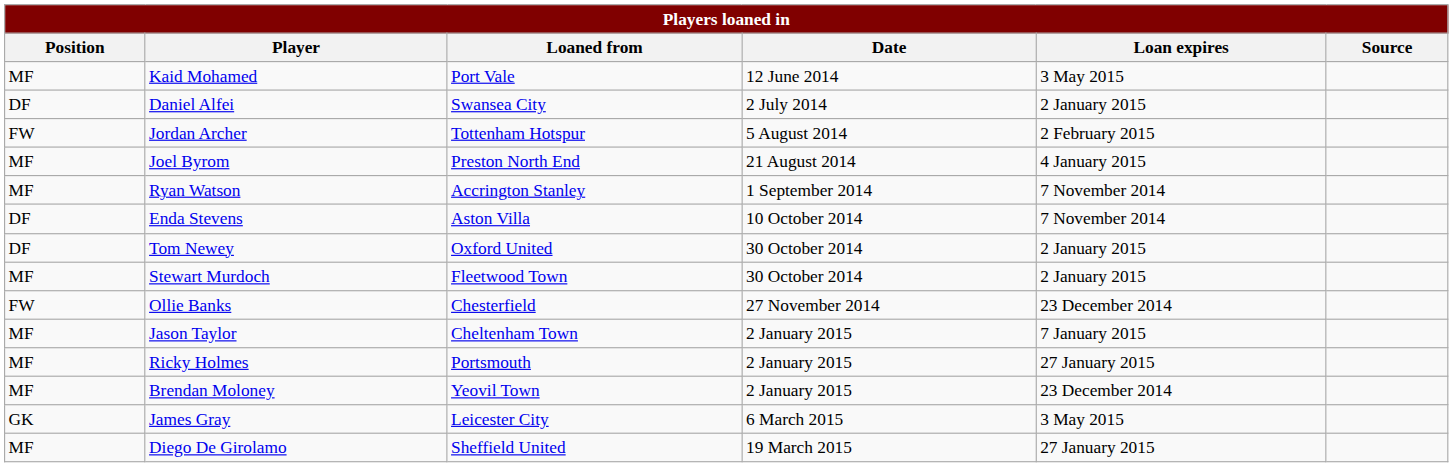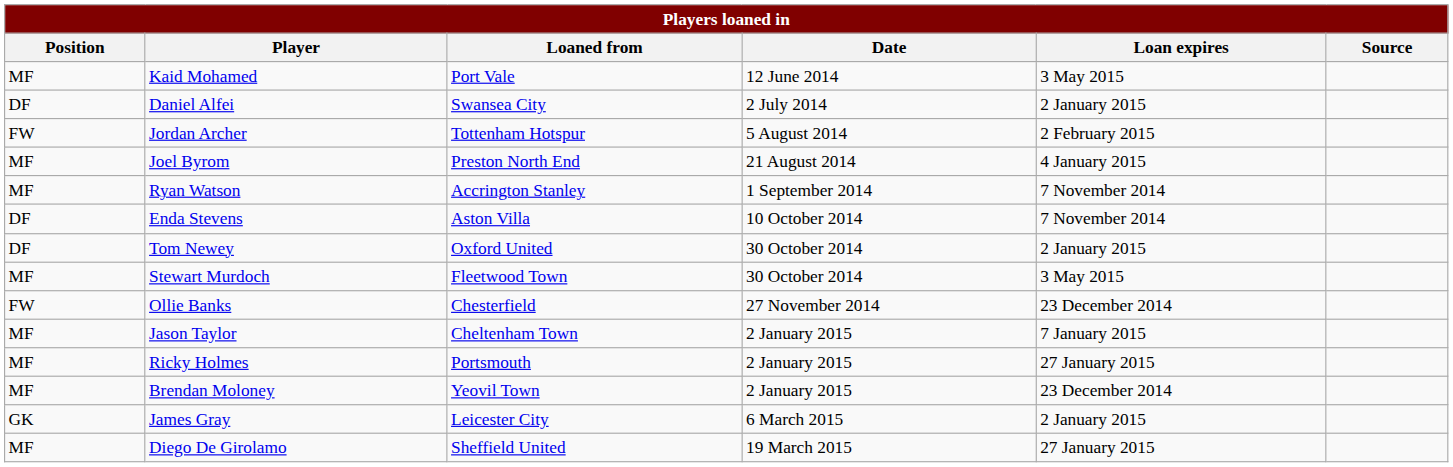(1093, 276) 2 January 2015 -> (1082, 276) 3 May 2015
(1082, 418) 3 May 2015 -> (1093, 418) 2 January 2015
